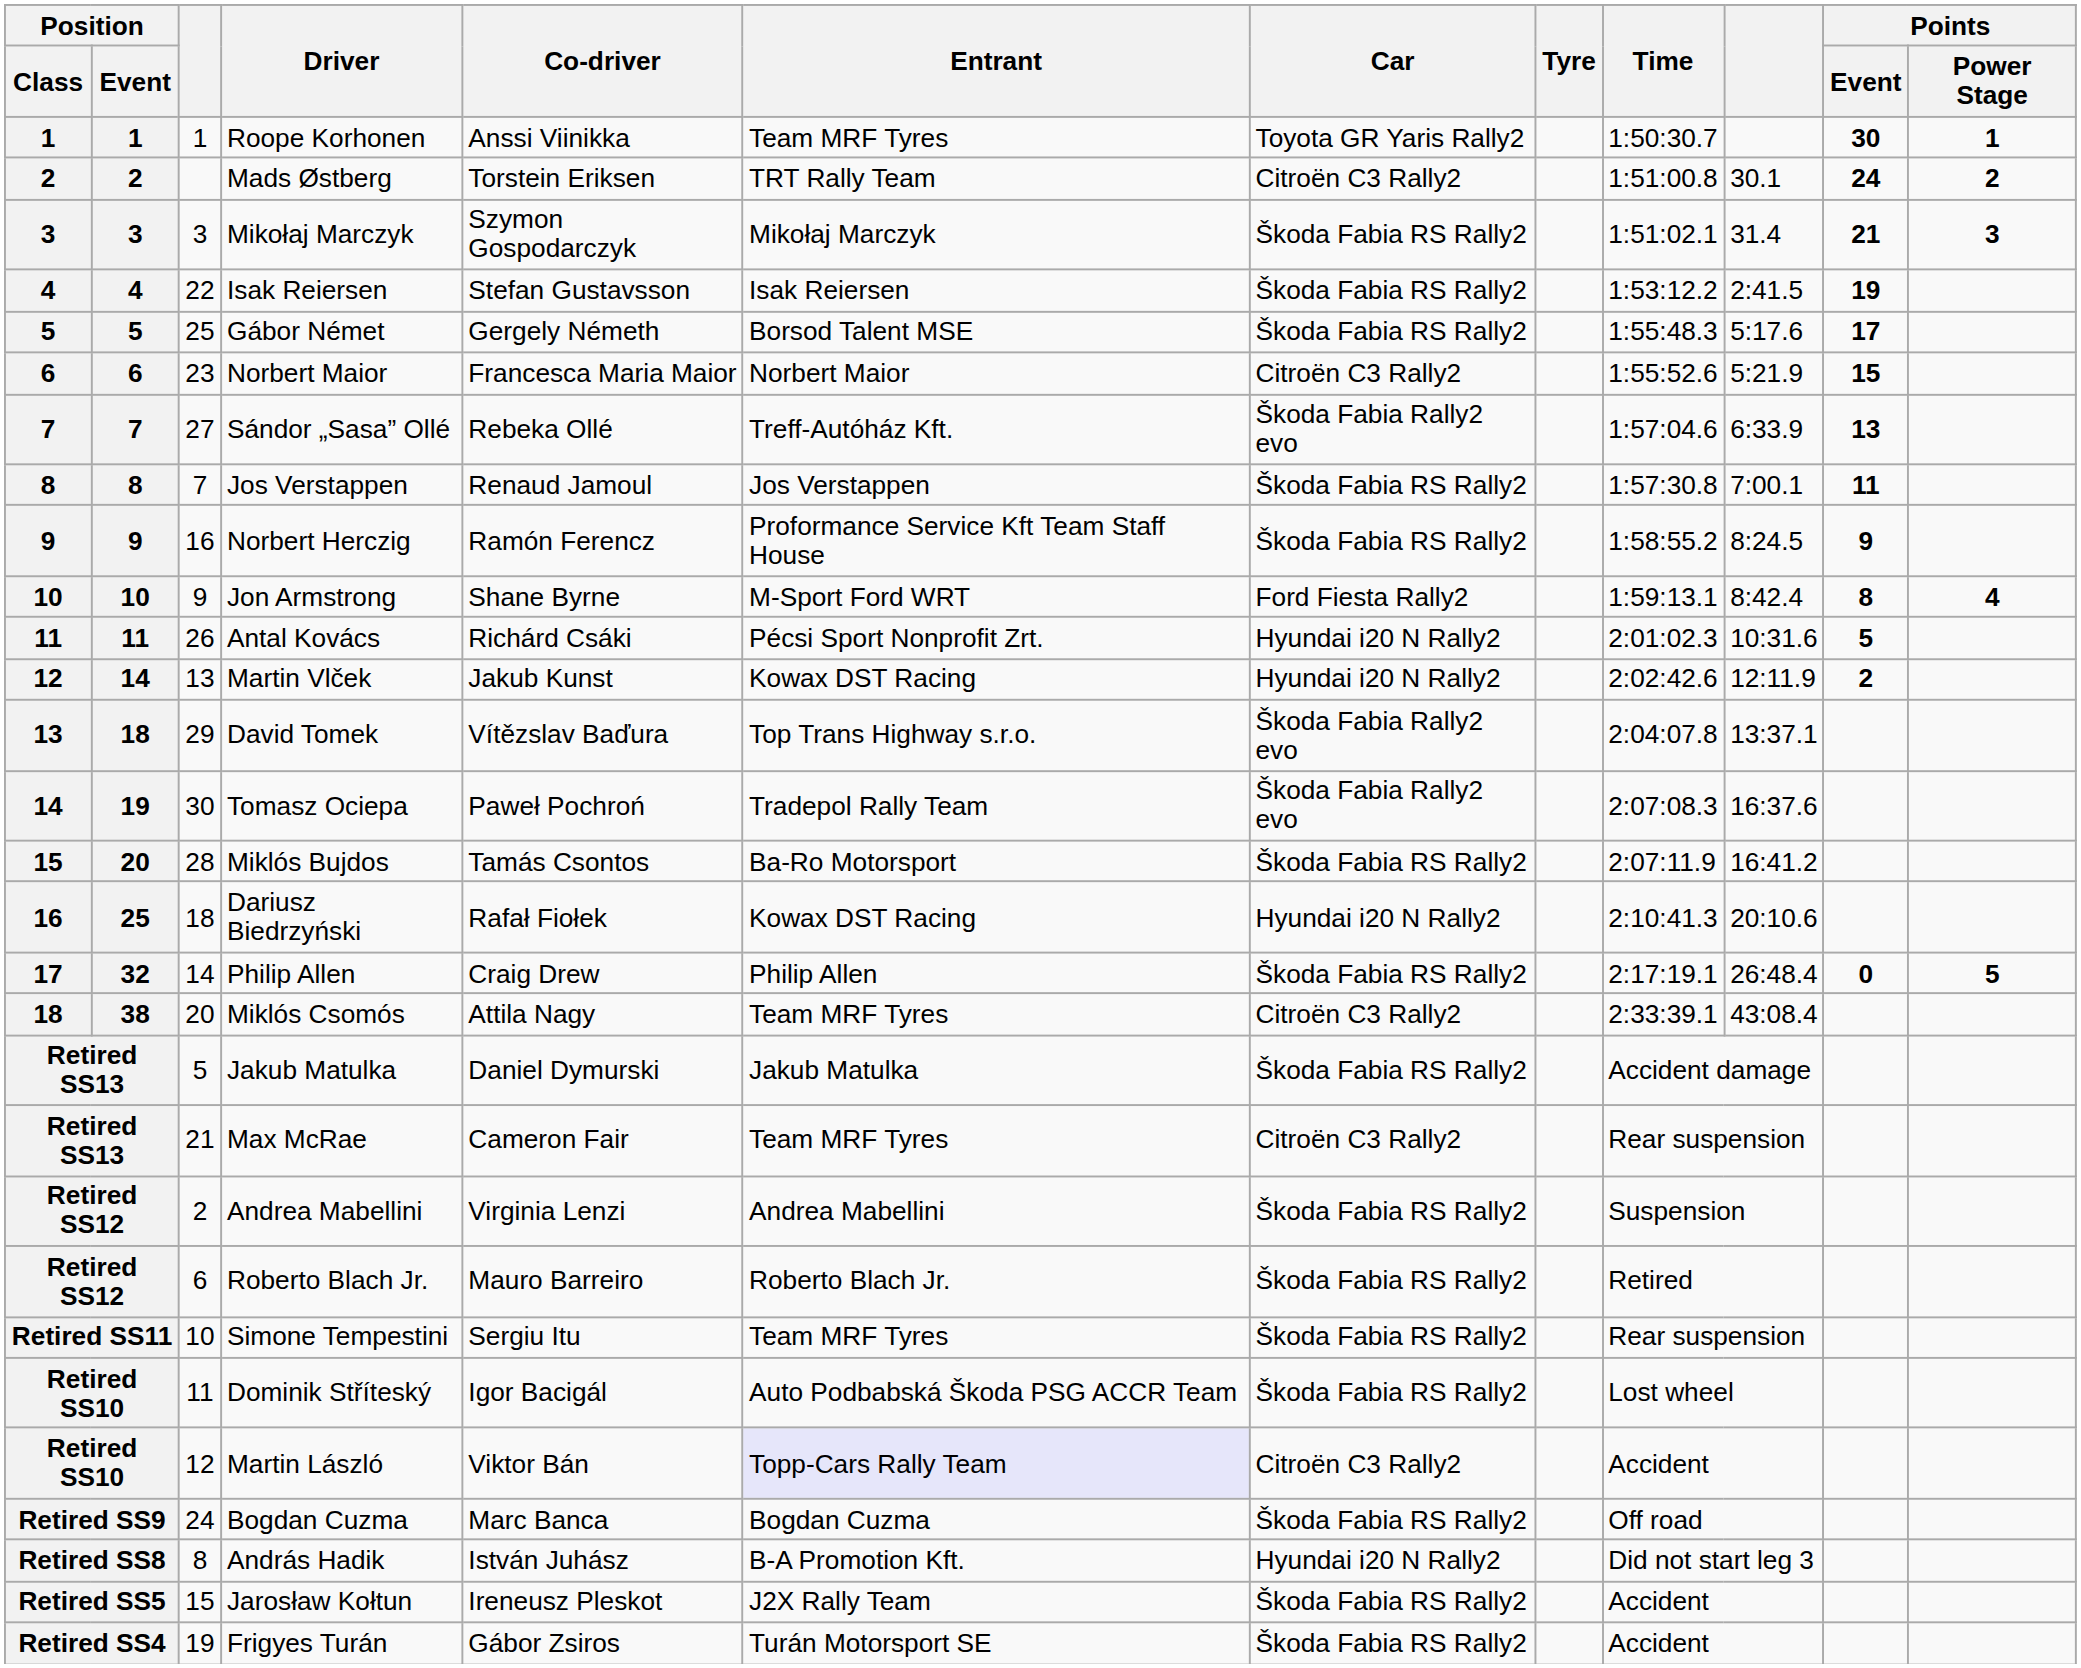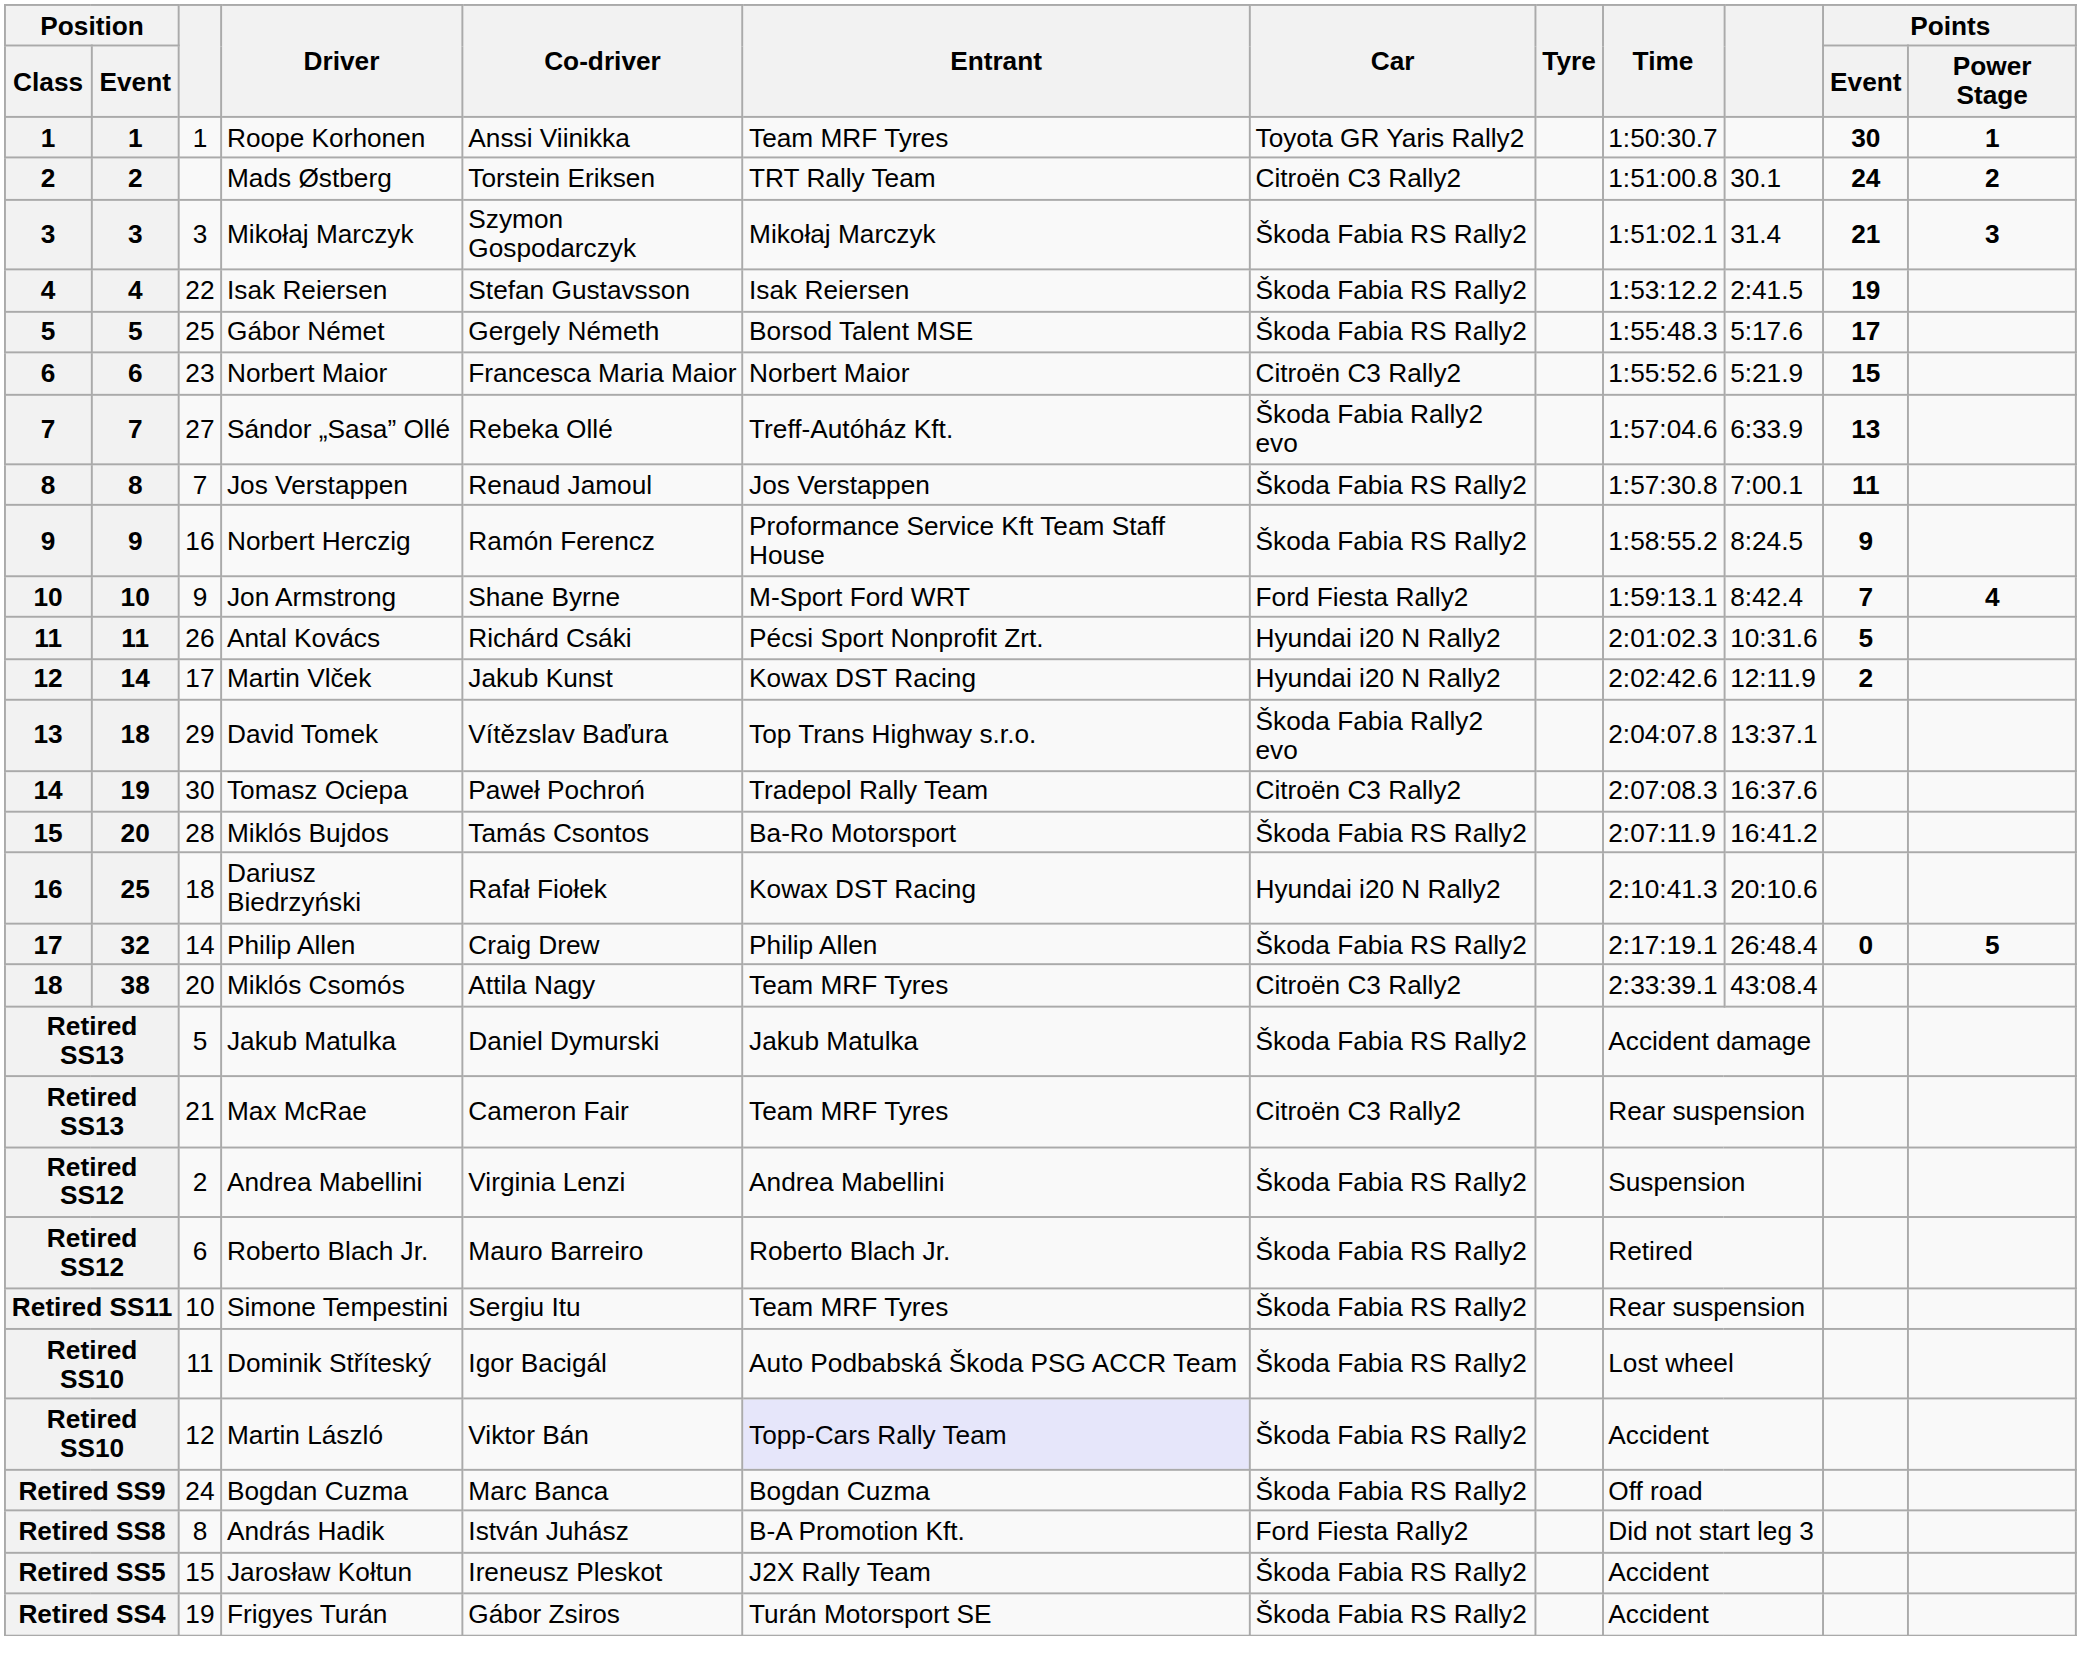(1866, 596) 8 -> (1866, 596) 7
(200, 679) 13 -> (200, 679) 17
(1369, 805) Škoda Fabia Rally2 evo -> (1358, 791) Citroën C3 Rally2
(1358, 1463) Citroën C3 Rally2 -> (1391, 1434) Škoda Fabia RS Rally2
(1378, 1560) Hyundai i20 N Rally2 -> (1362, 1531) Ford Fiesta Rally2
